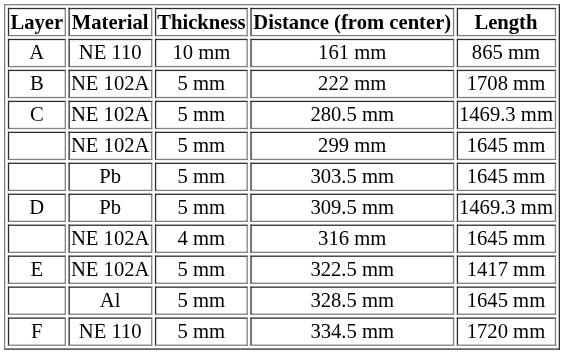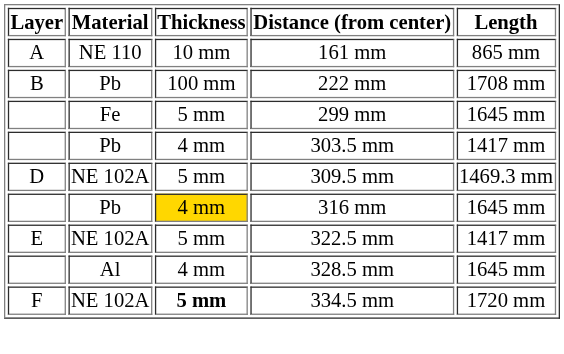(110, 83) NE 102A -> (110, 83) Pb
(201, 83) 5 mm -> (201, 83) 100 mm
- row: (352, 114)
(110, 145) NE 102A -> (110, 114) Fe
(201, 176) 5 mm -> (201, 145) 4 mm
(506, 176) 1645 mm -> (506, 145) 1417 mm
(110, 207) Pb -> (110, 176) NE 102A
(110, 238) NE 102A -> (110, 207) Pb
(201, 238) no background -> (201, 207) gold background
(201, 300) 5 mm -> (201, 269) 4 mm
(110, 331) NE 110 -> (110, 300) NE 102A
(201, 331) normal -> (201, 300) bold
